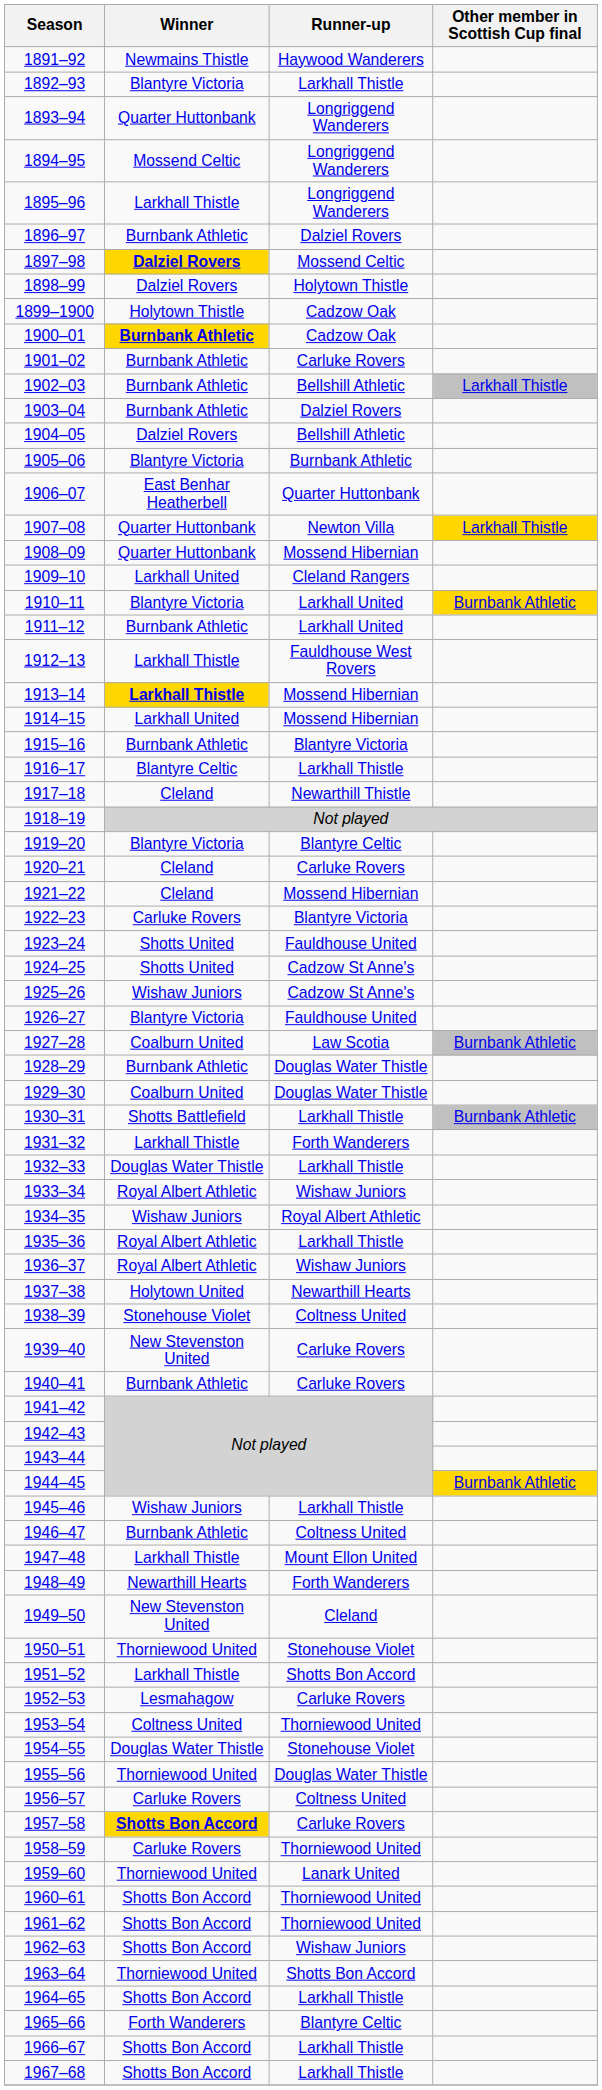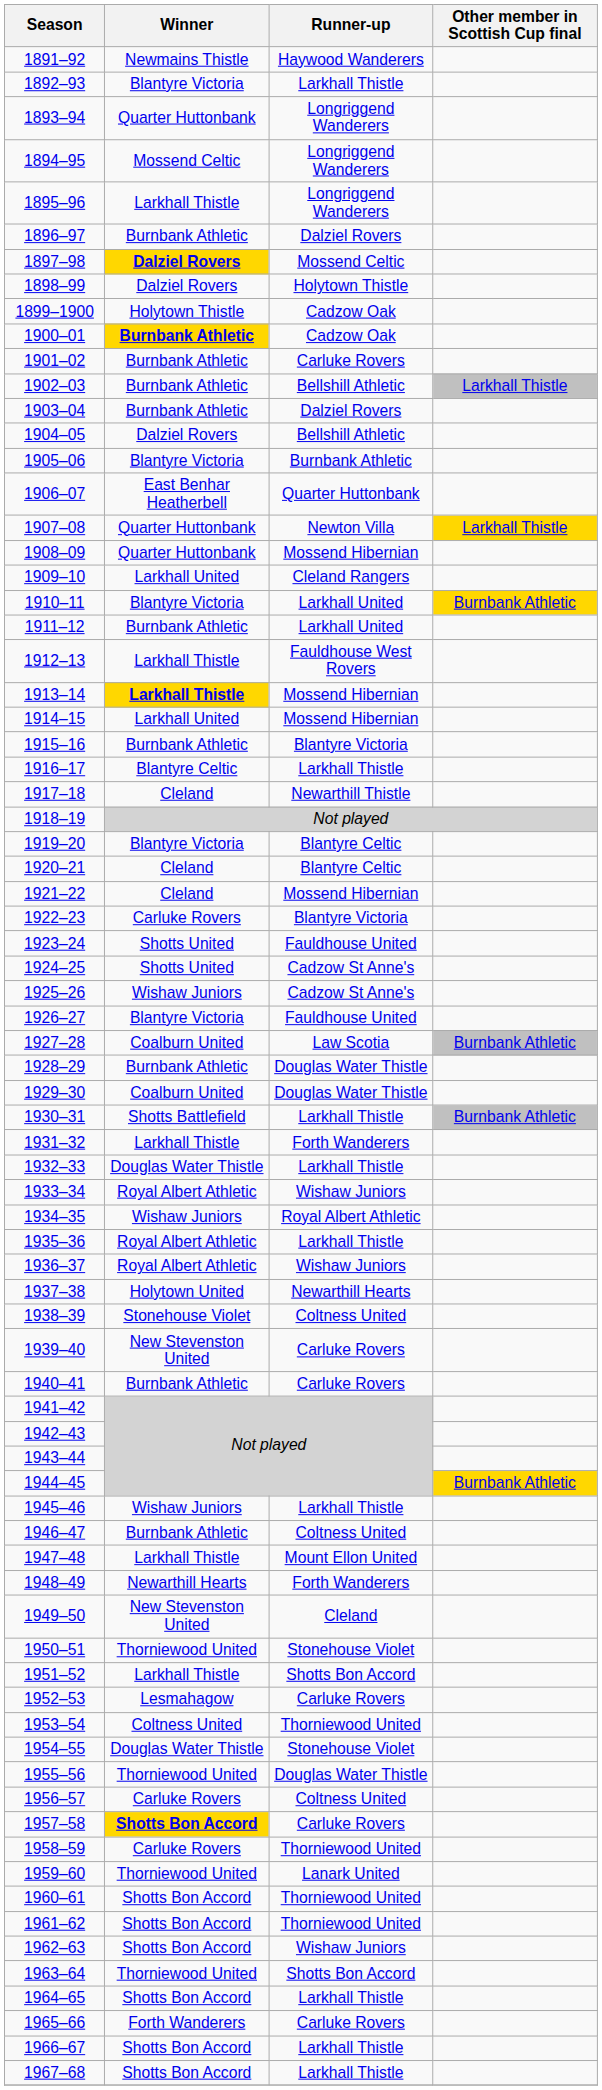(351, 868) Carluke Rovers -> (351, 868) Blantyre Celtic
(351, 2023) Blantyre Celtic -> (351, 2023) Carluke Rovers
